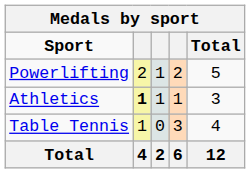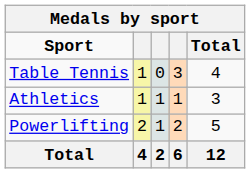rows swapped: (69, 73) <-> (69, 127)
(142, 100) bold -> (142, 100) normal
